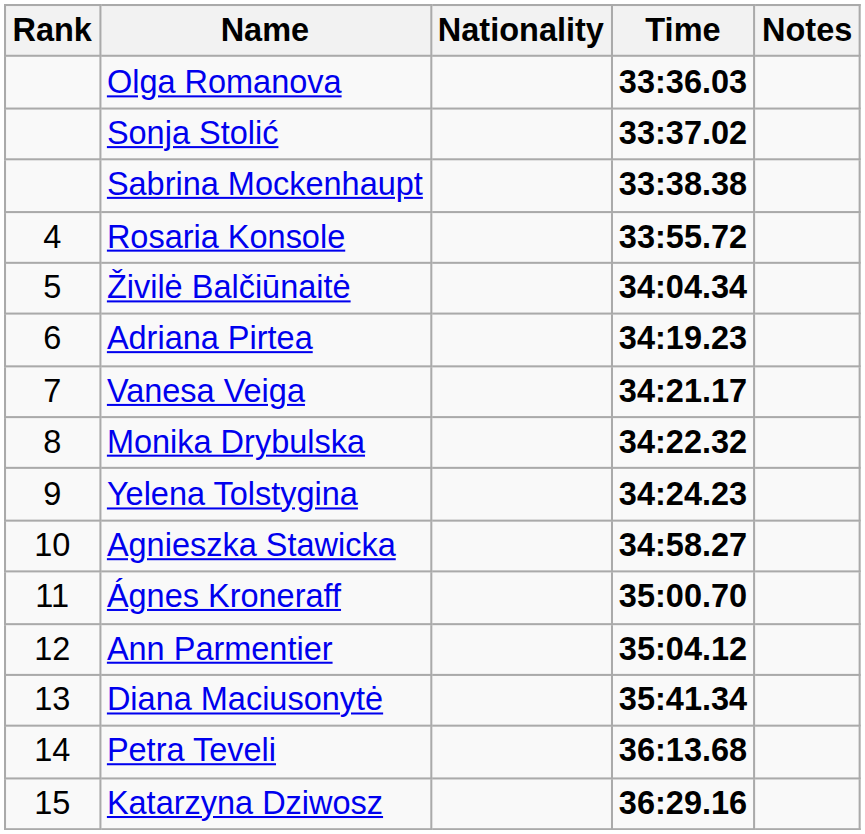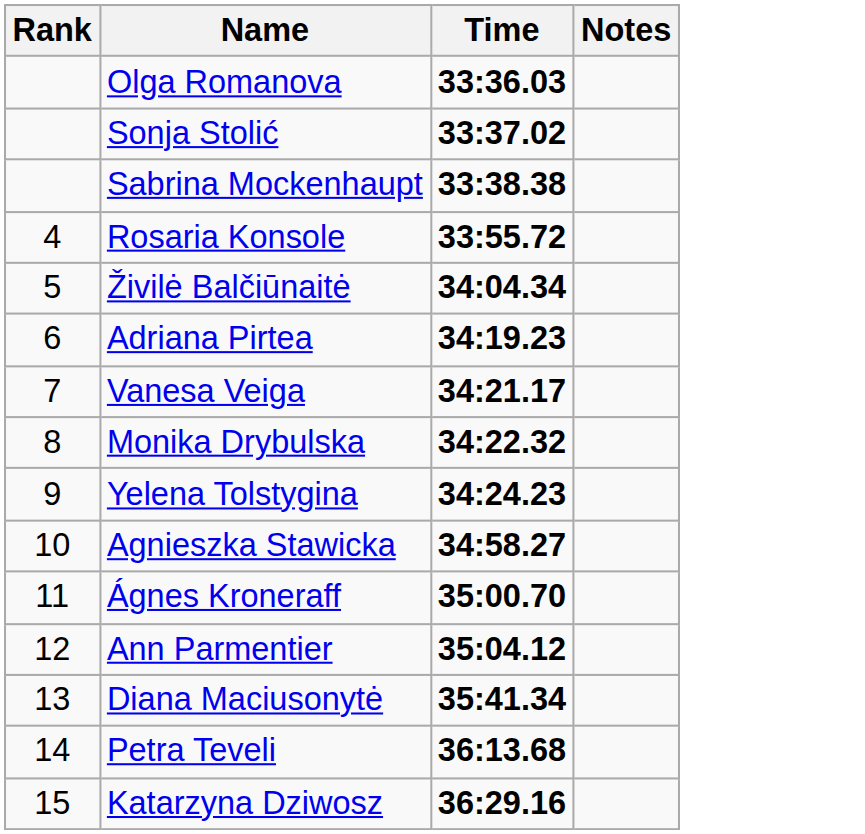- column: (521, 30)
